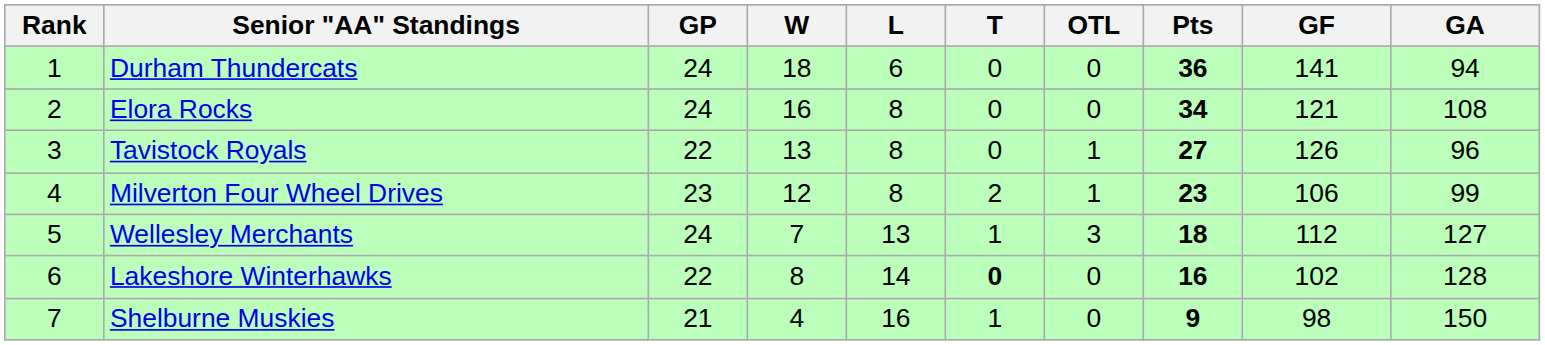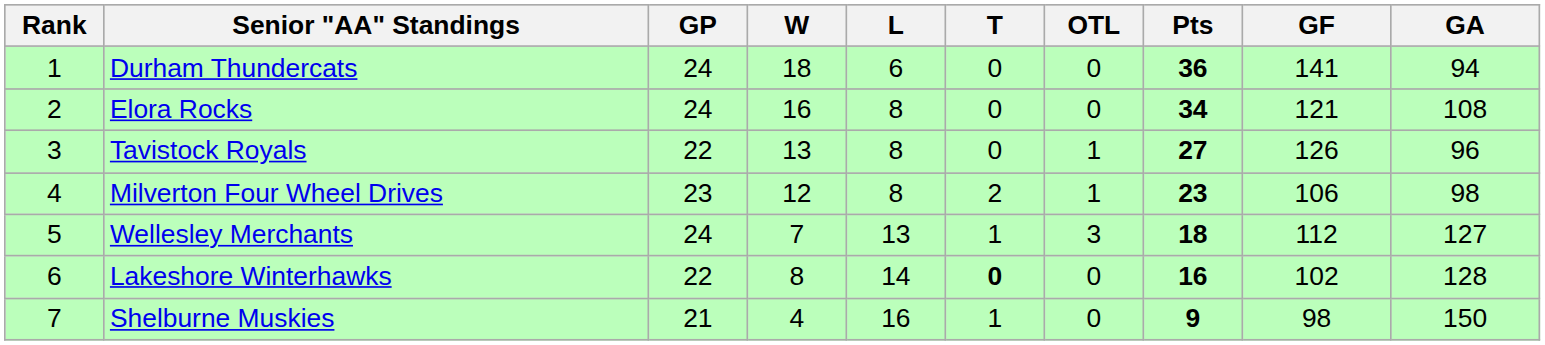(1465, 192) 99 -> (1465, 192) 98
